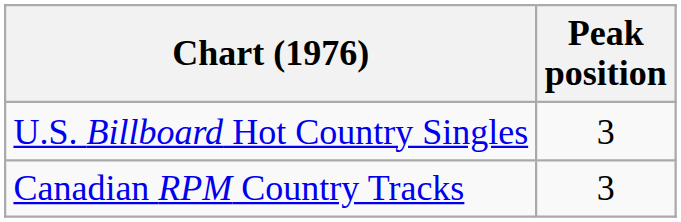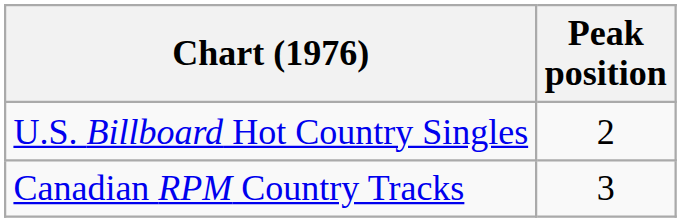(606, 130) 3 -> (606, 130) 2
